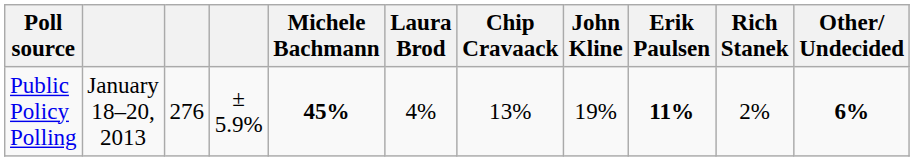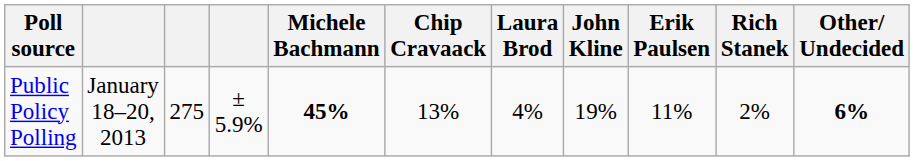columns swapped: (421, 35) <-> (510, 35)
(187, 111) 276 -> (187, 111) 275
(672, 111) bold -> (672, 111) normal
